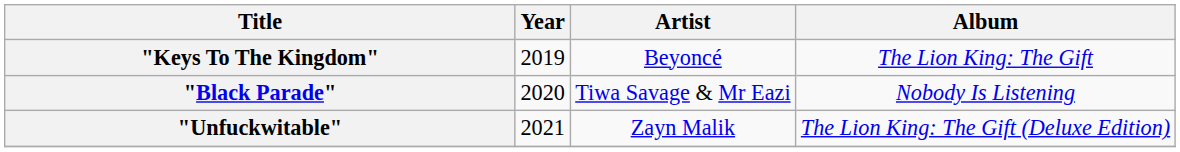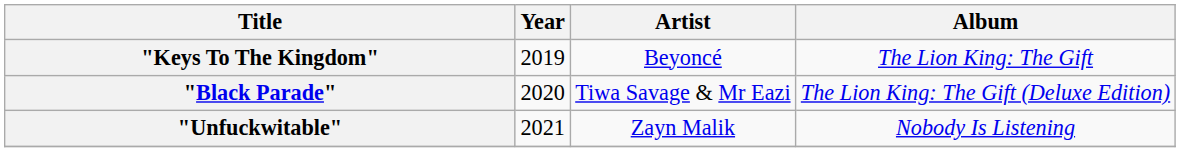(986, 92) Nobody Is Listening -> (986, 92) The Lion King: The Gift (Deluxe Edition)
(986, 127) The Lion King: The Gift (Deluxe Edition) -> (986, 127) Nobody Is Listening
